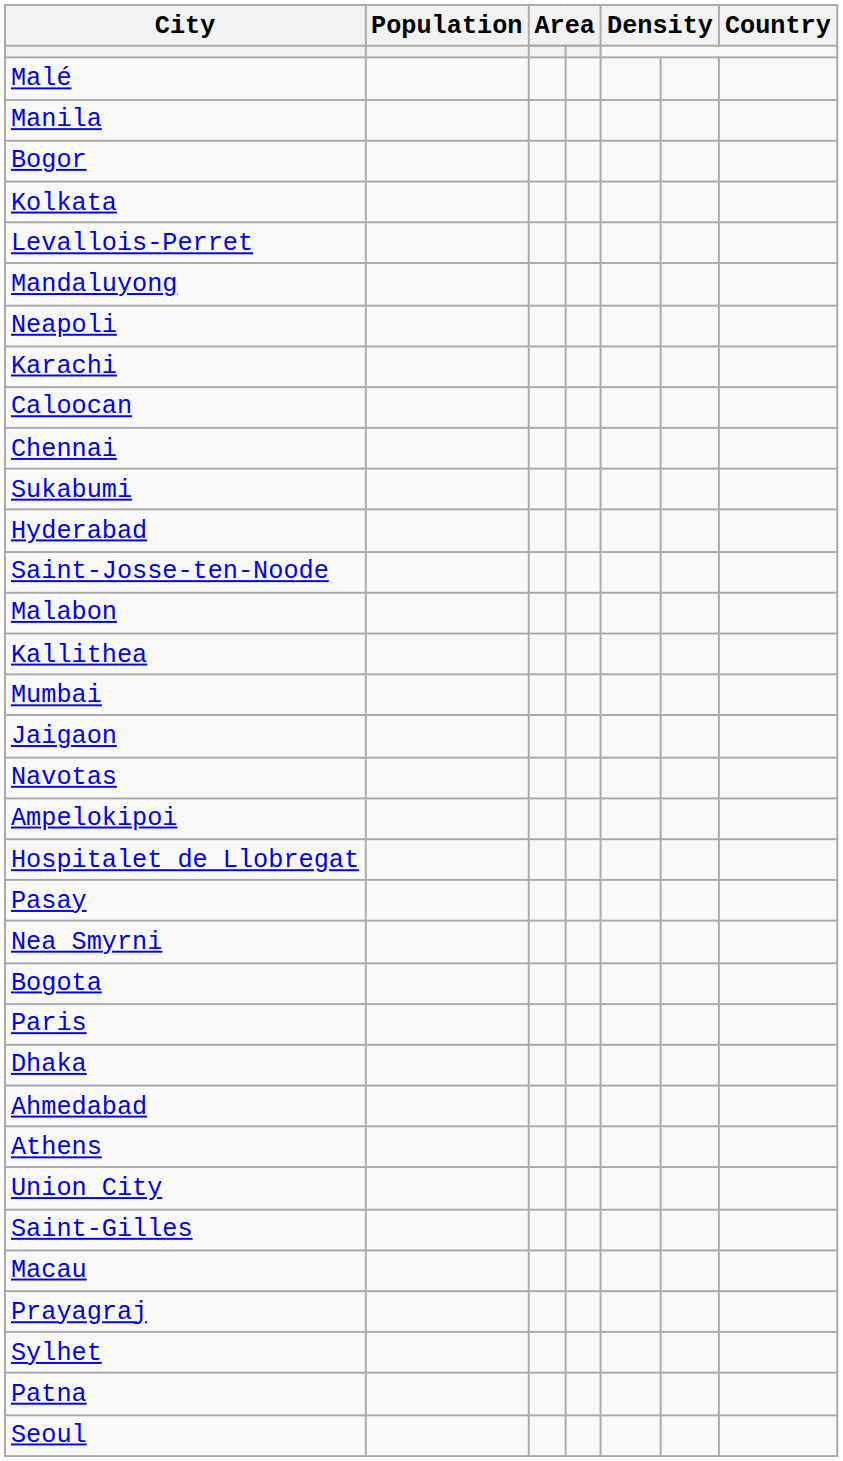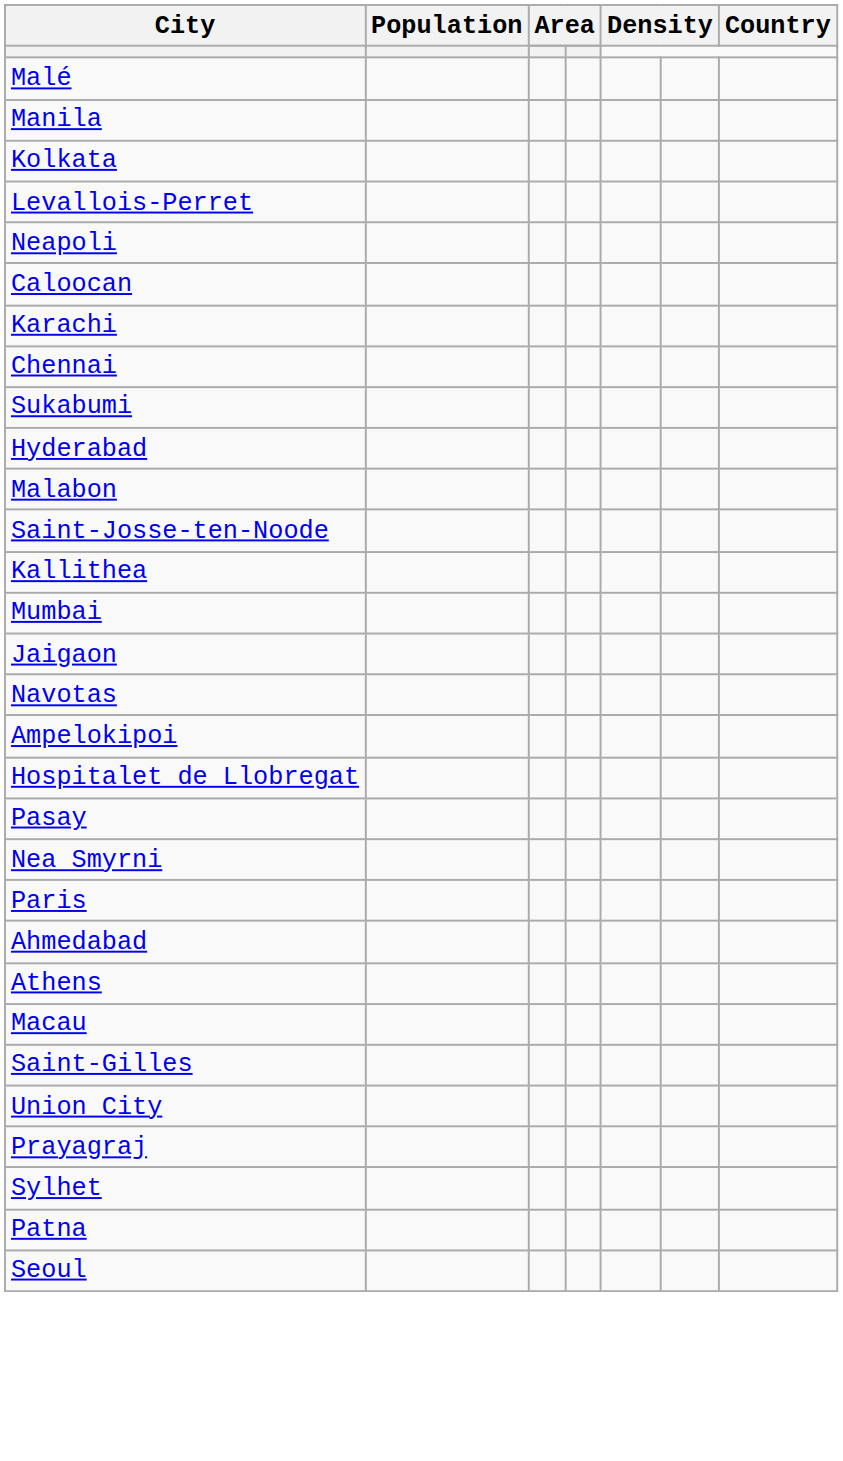- row: (49, 161)
- row: (94, 284)
rows swapped: (72, 407) <-> (64, 366)
rows swapped: (170, 572) <-> (64, 613)
- row: (56, 983)
- row: (49, 1065)
rows swapped: (87, 1188) <-> (49, 1271)
